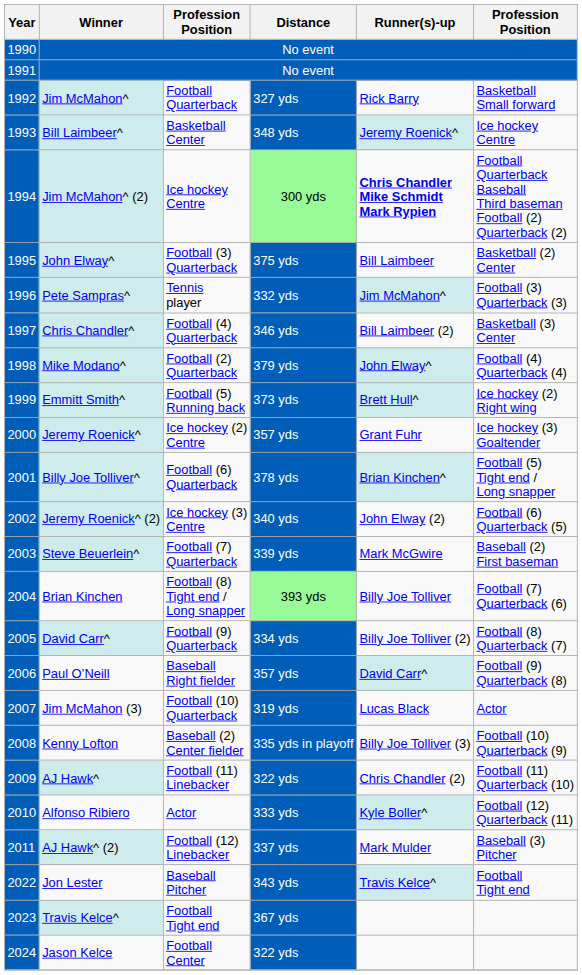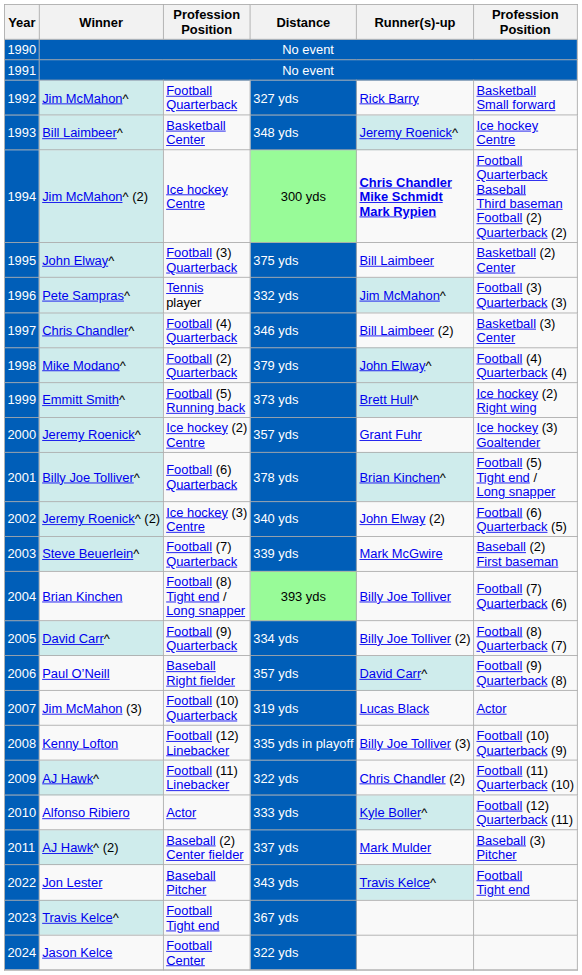(205, 743) Baseball (2) Center fielder -> (202, 743) Football (12) Linebacker
(202, 848) Football (12) Linebacker -> (205, 848) Baseball (2) Center fielder
